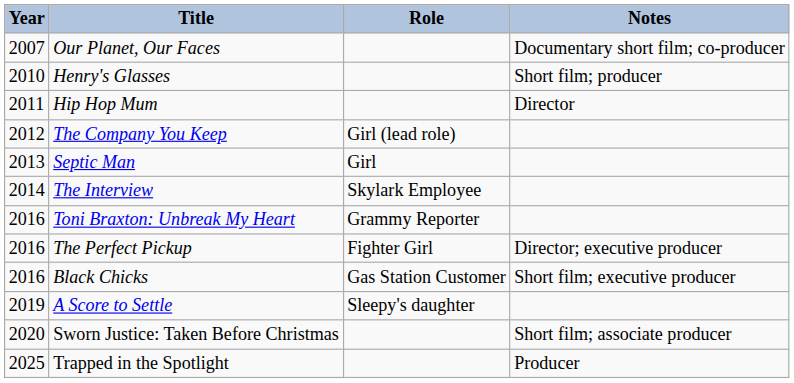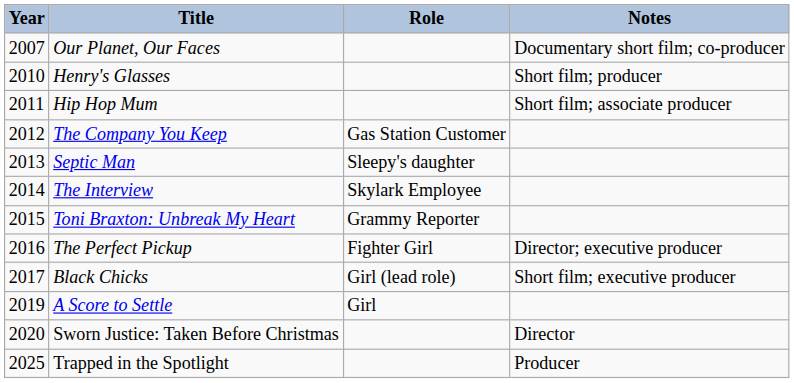(544, 104) Director -> (623, 104) Short film; associate producer
(401, 133) Girl (lead role) -> (427, 133) Gas Station Customer
(362, 162) Girl -> (411, 162) Sleepy's daughter
(27, 219) 2016 -> (27, 219) 2015
(27, 276) 2016 -> (27, 276) 2017
(427, 276) Gas Station Customer -> (401, 276) Girl (lead role)
(411, 305) Sleepy's daughter -> (362, 305) Girl
(623, 334) Short film; associate producer -> (544, 334) Director
